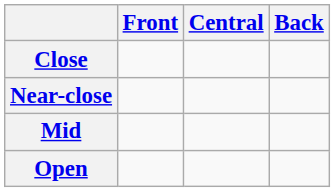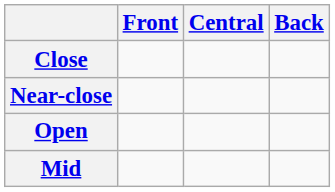rows swapped: (61, 131) <-> (61, 167)
